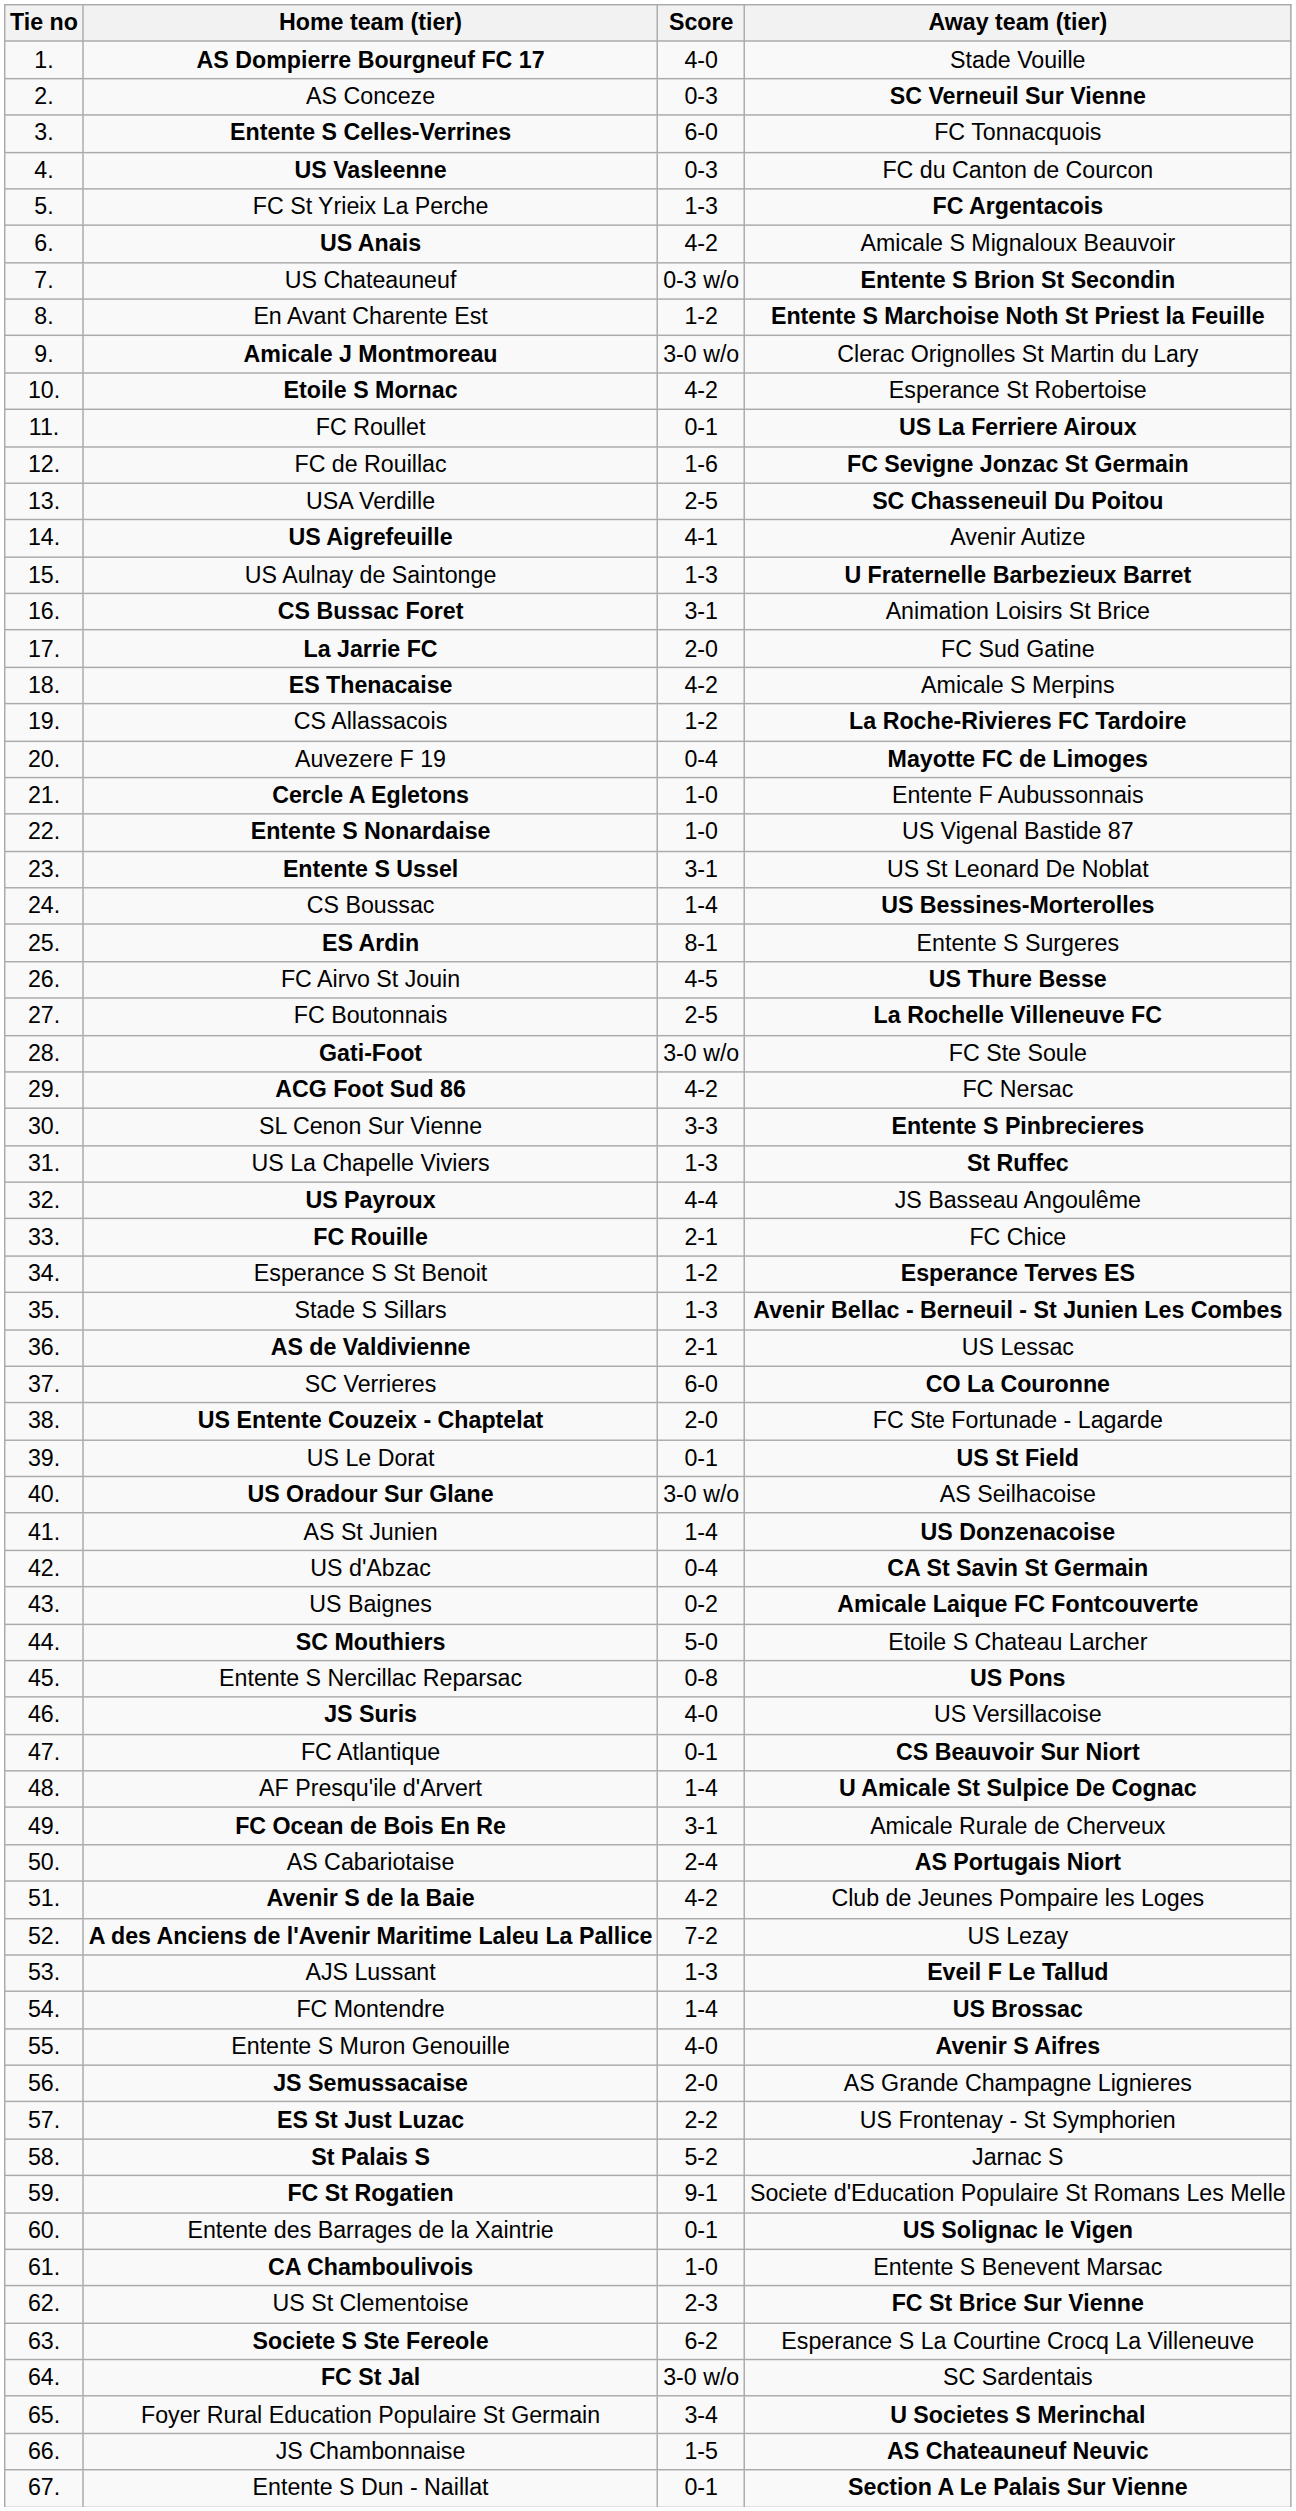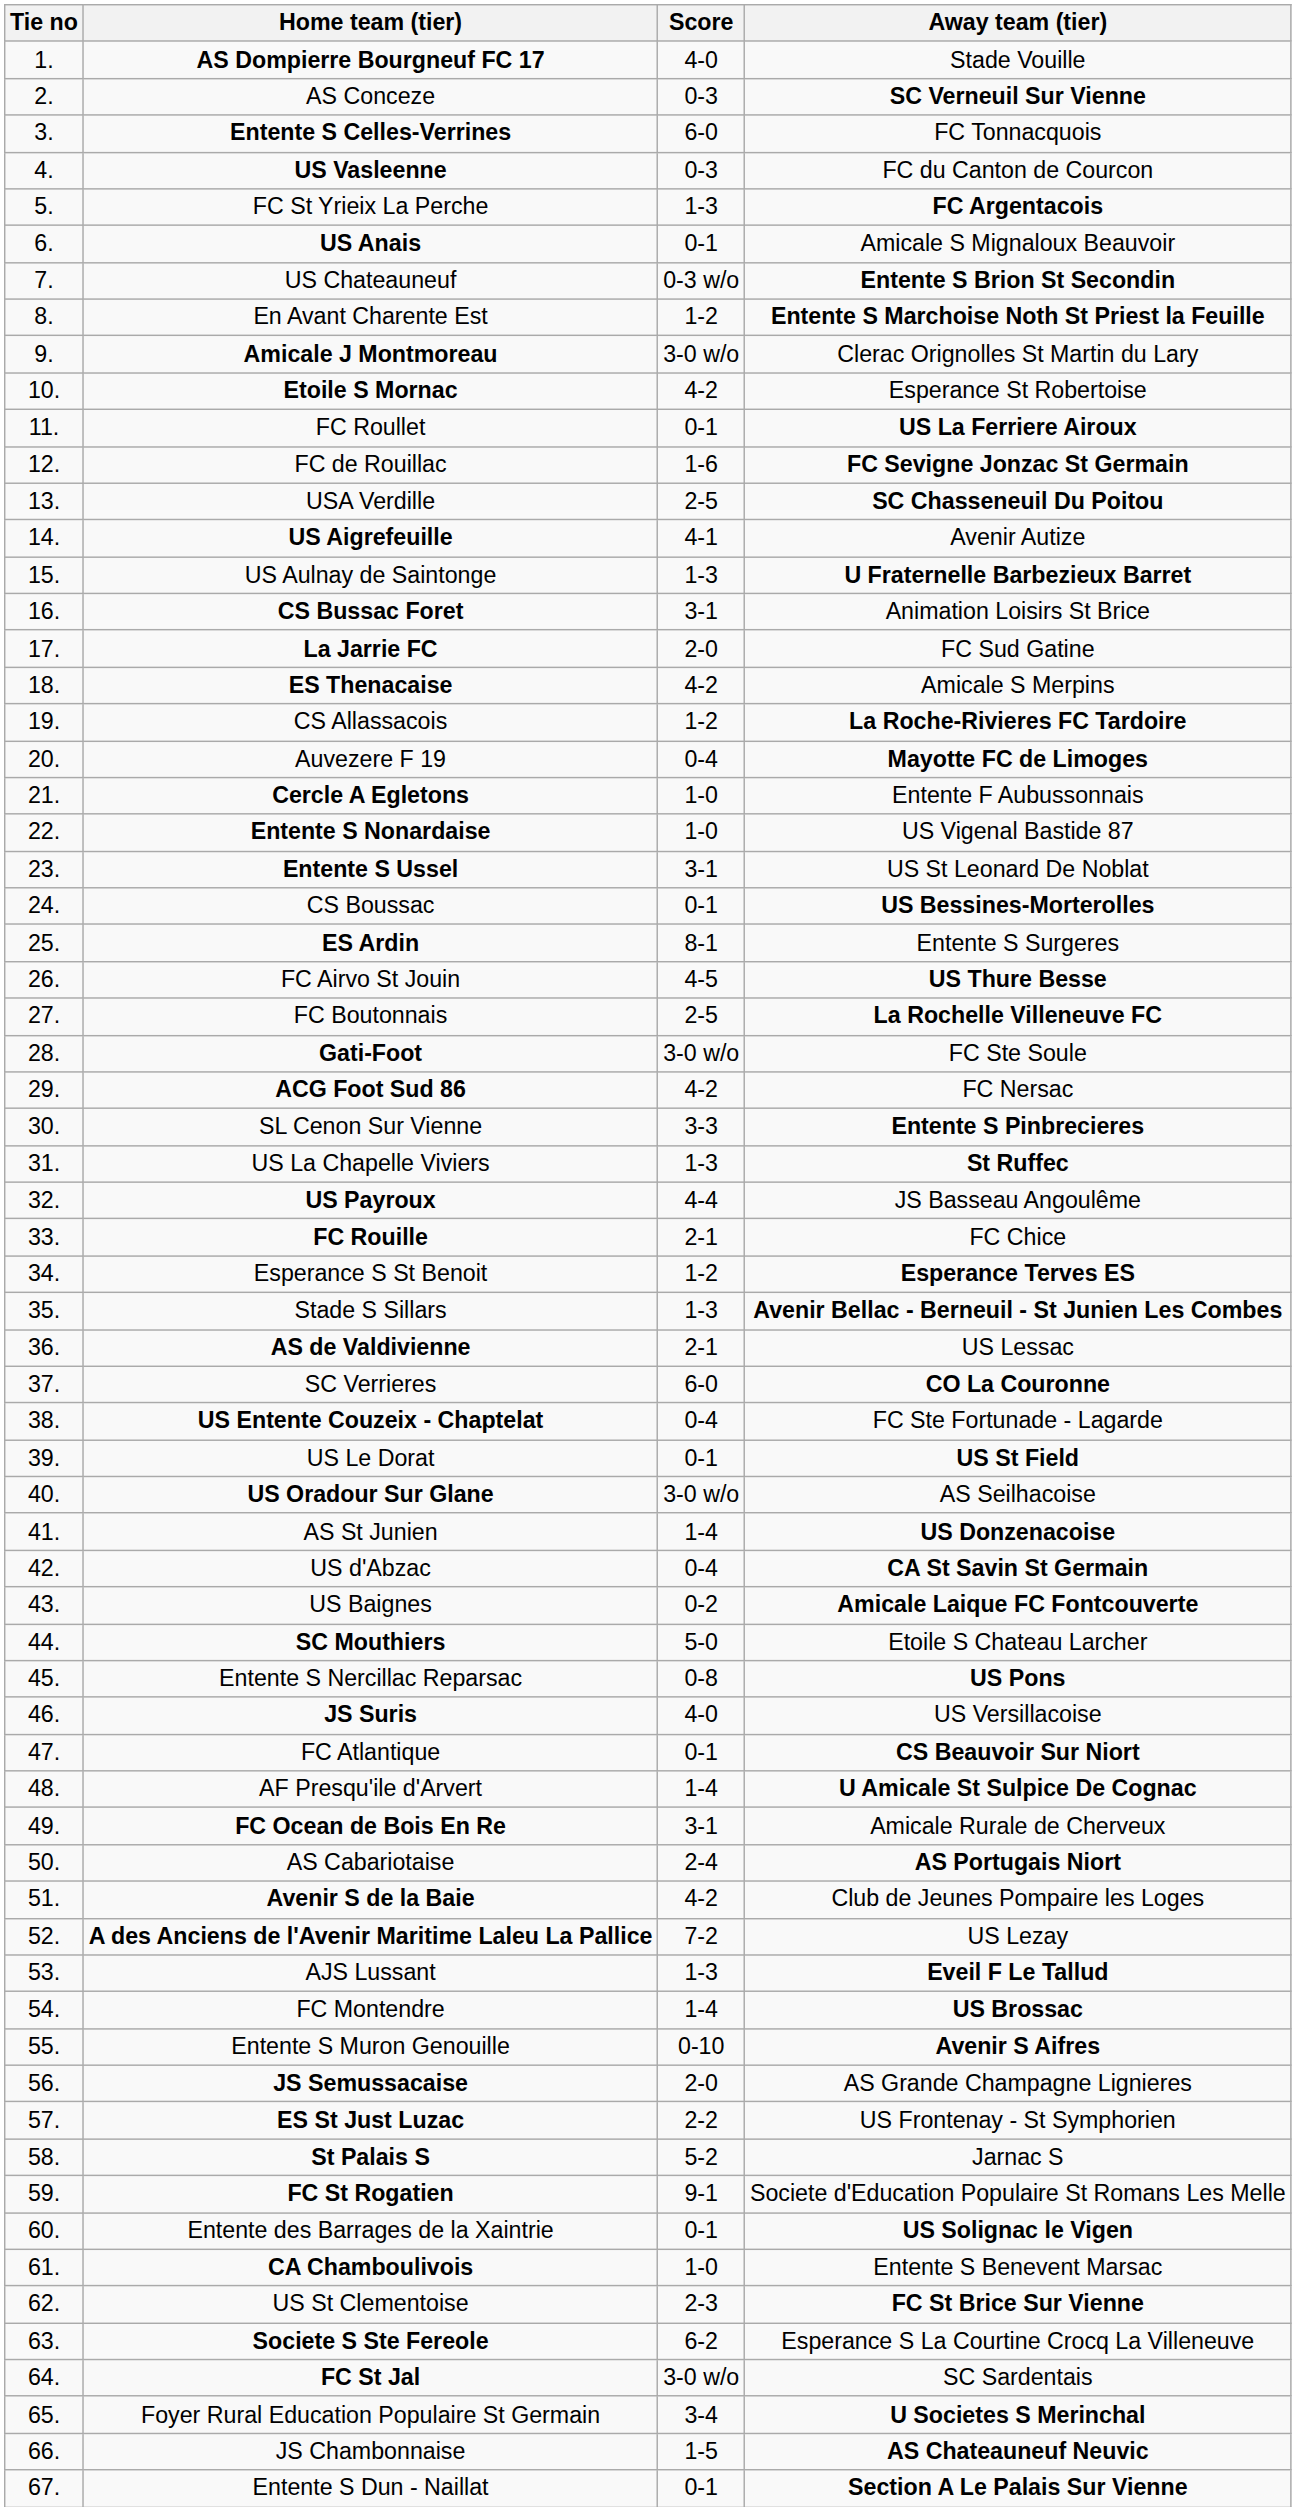(701, 243) 4-2 -> (701, 243) 0-1
(701, 905) 1-4 -> (701, 905) 0-1
(701, 1421) 2-0 -> (701, 1421) 0-4
(701, 2046) 4-0 -> (701, 2046) 0-10
